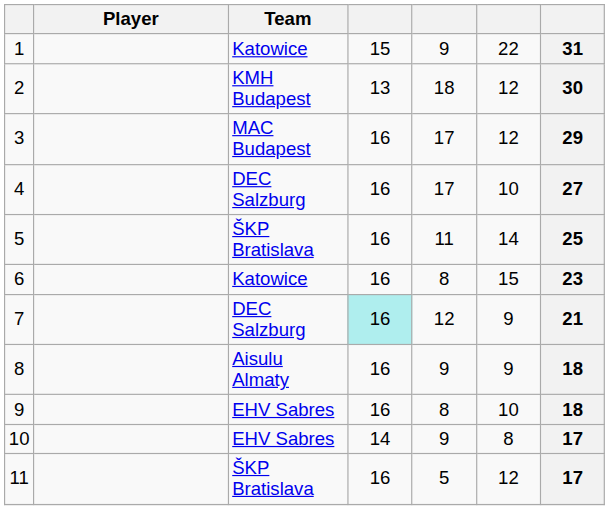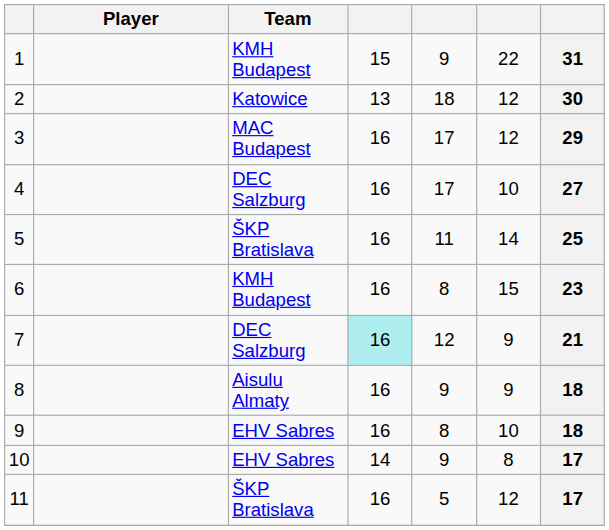(270, 48) Katowice -> (271, 59) KMH Budapest
(271, 88) KMH Budapest -> (270, 98) Katowice
(270, 279) Katowice -> (271, 289) KMH Budapest
